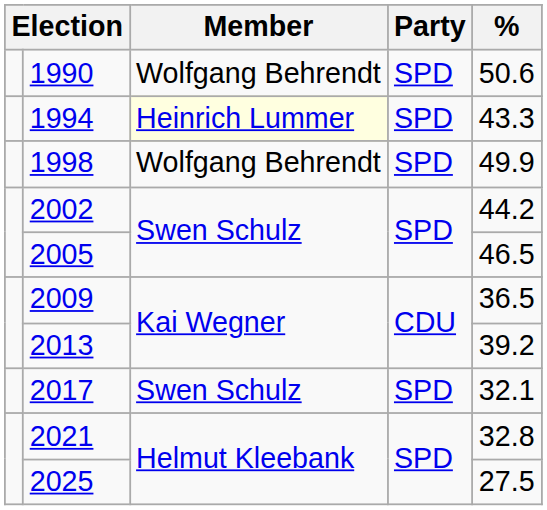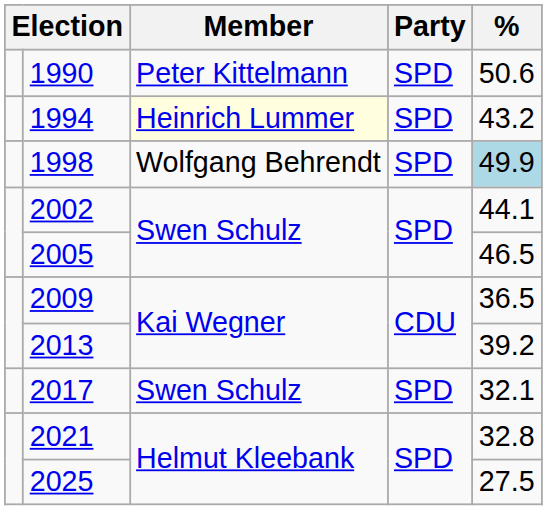(258, 72) Wolfgang Behrendt -> (242, 72) Peter Kittelmann
(507, 118) 43.3 -> (507, 118) 43.2
(507, 163) no background -> (507, 163) lightblue background
(507, 208) 44.2 -> (507, 208) 44.1
